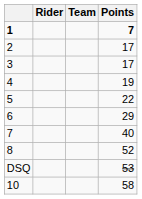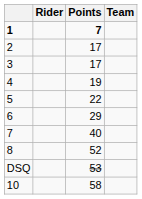columns swapped: (82, 13) <-> (118, 13)
